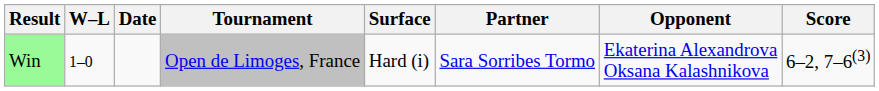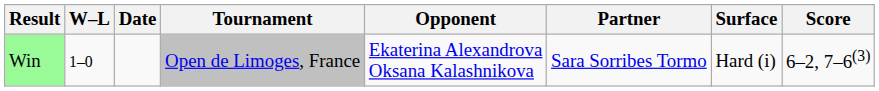columns swapped: (400, 19) <-> (691, 19)
